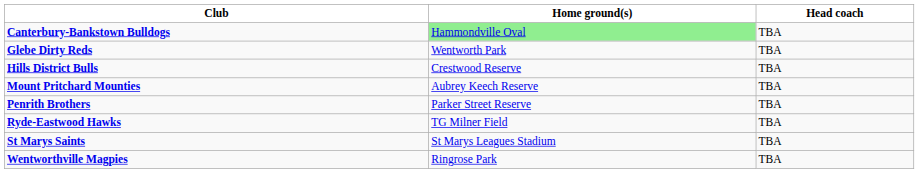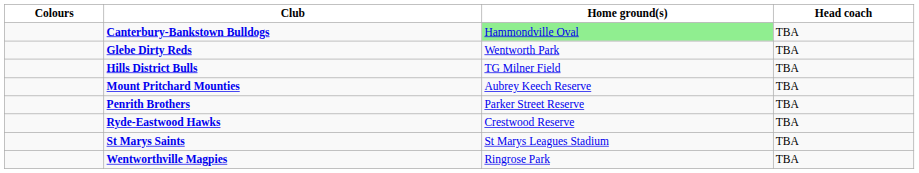+ column: (54, 13)
(476, 68) Crestwood Reserve -> (522, 68) TG Milner Field
(469, 123) TG Milner Field -> (529, 123) Crestwood Reserve
